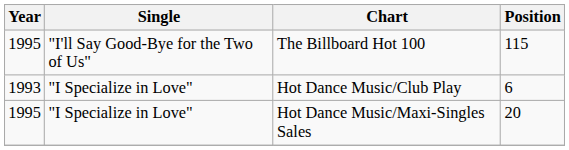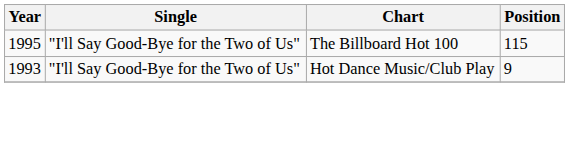(121, 87) "I Specialize in Love" -> (174, 69) "I'll Say Good-Bye for the Two of Us"
(509, 87) 6 -> (508, 69) 9
- row: (381, 122)
